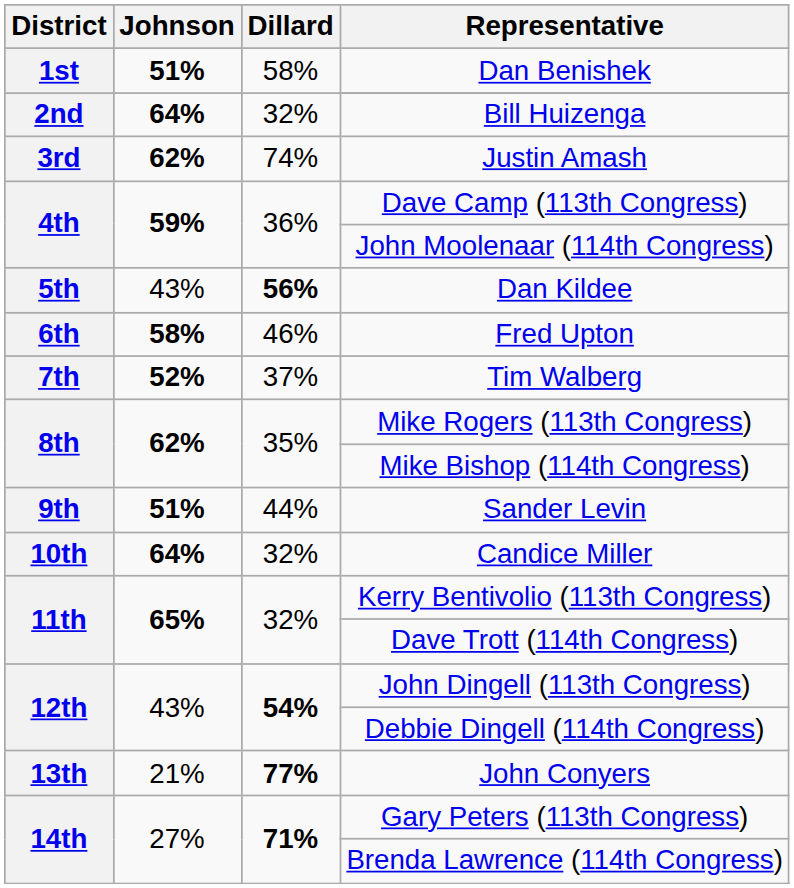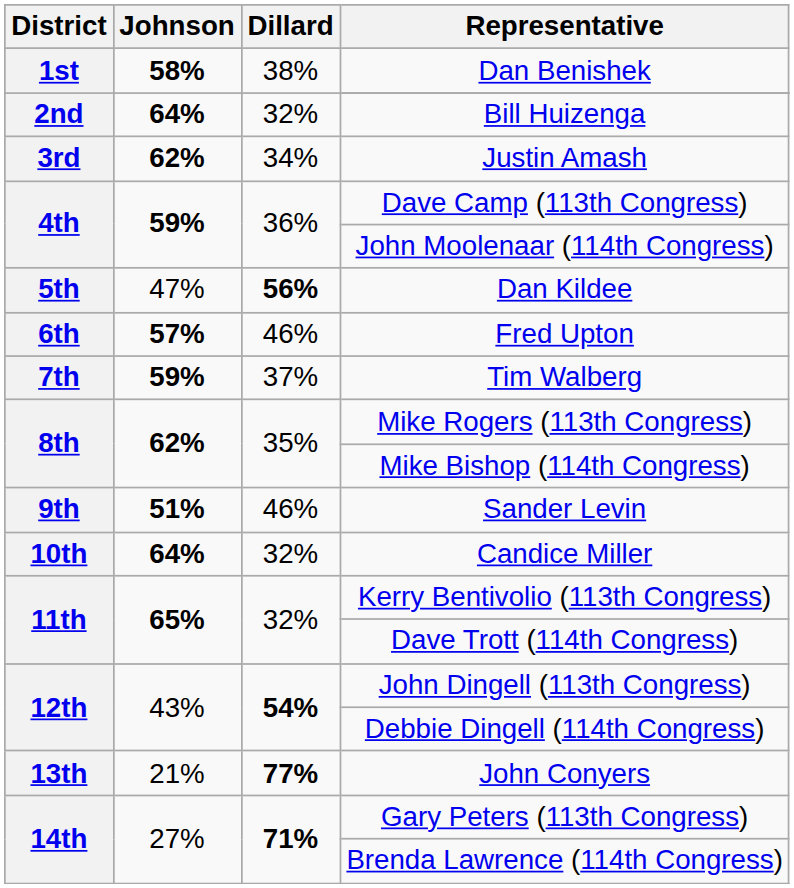(177, 70) 51% -> (177, 70) 58%
(291, 70) 58% -> (291, 70) 38%
(291, 158) 74% -> (291, 158) 34%
(177, 289) 43% -> (177, 289) 47%
(177, 333) 58% -> (177, 333) 57%
(177, 377) 52% -> (177, 377) 59%
(291, 509) 44% -> (291, 509) 46%
